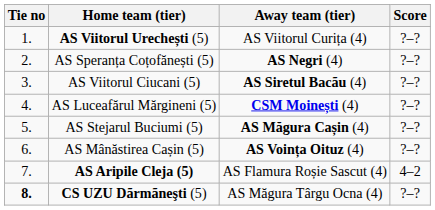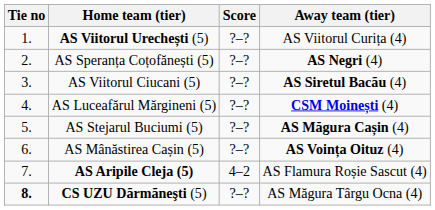columns swapped: (410, 15) <-> (305, 15)
